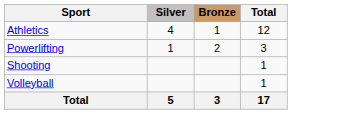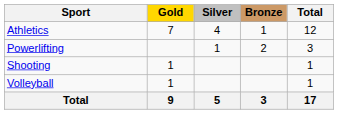+ column: (171, 13)
